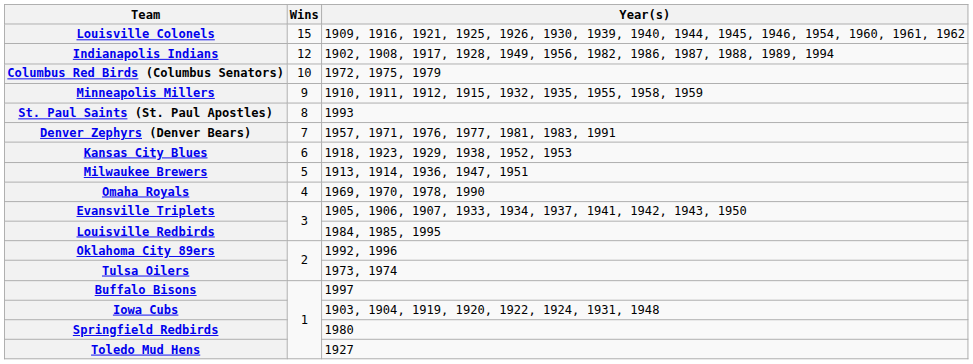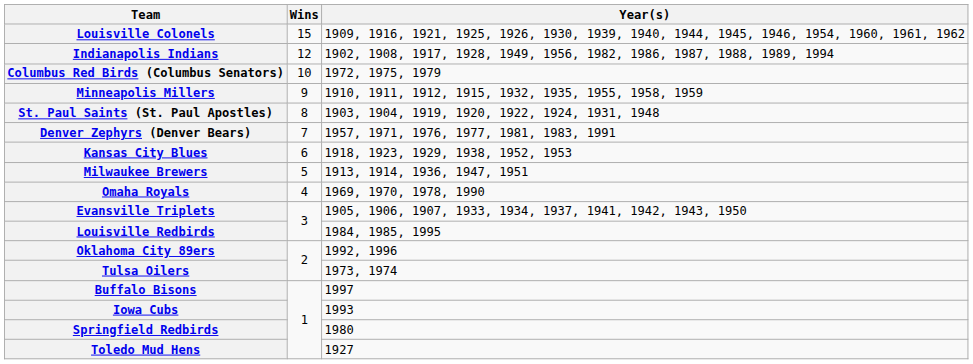(339, 113) 1993 -> (492, 113) 1903, 1904, 1919, 1920, 1922, 1924, 1931, 1948
(492, 310) 1903, 1904, 1919, 1920, 1922, 1924, 1931, 1948 -> (339, 310) 1993
